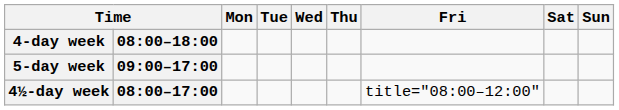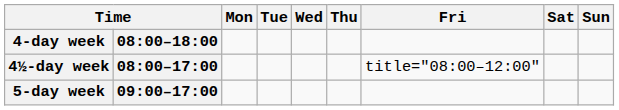rows swapped: (59, 92) <-> (59, 67)
